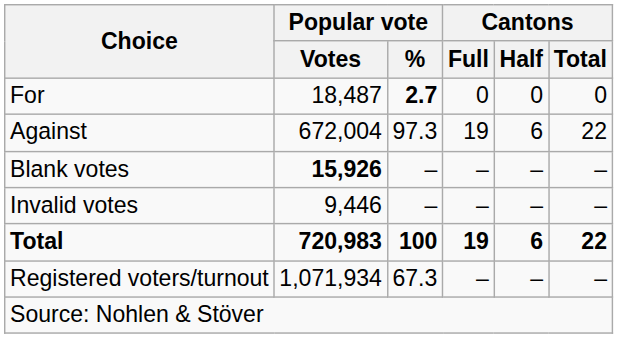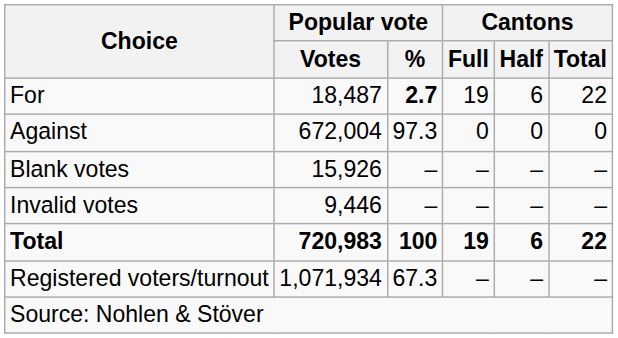(482, 95) 0 -> (476, 95) 19
(537, 95) 0 -> (537, 95) 6
(601, 95) 0 -> (594, 95) 22
(476, 132) 19 -> (482, 132) 0
(537, 132) 6 -> (537, 132) 0
(594, 132) 22 -> (601, 132) 0
(347, 168) bold -> (347, 168) normal
